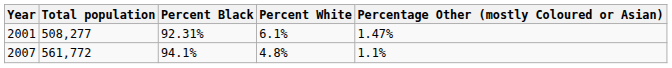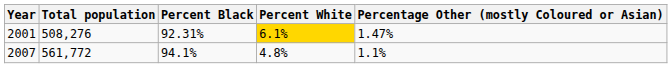(66, 33) 508,277 -> (66, 33) 508,276
(273, 33) no background -> (273, 33) gold background
